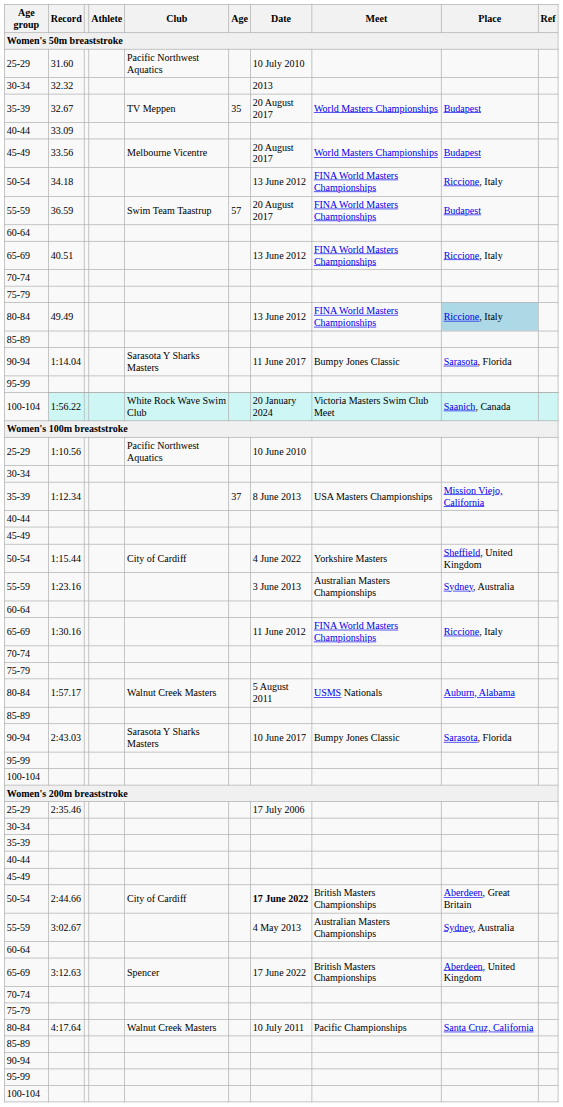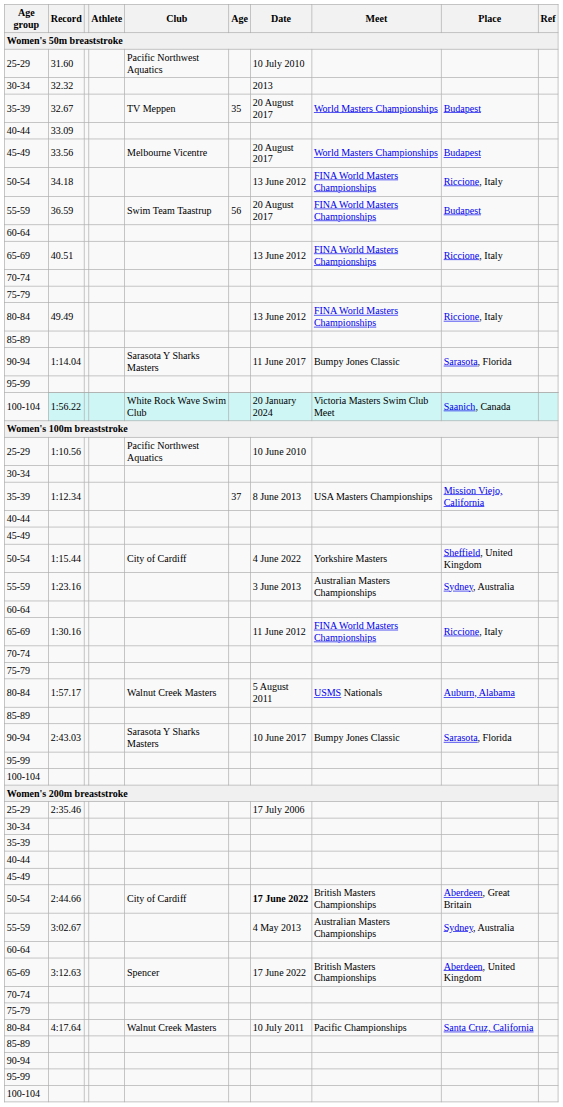(236, 210) 57 -> (236, 210) 56
(473, 317) lightblue background -> (473, 317) no background
